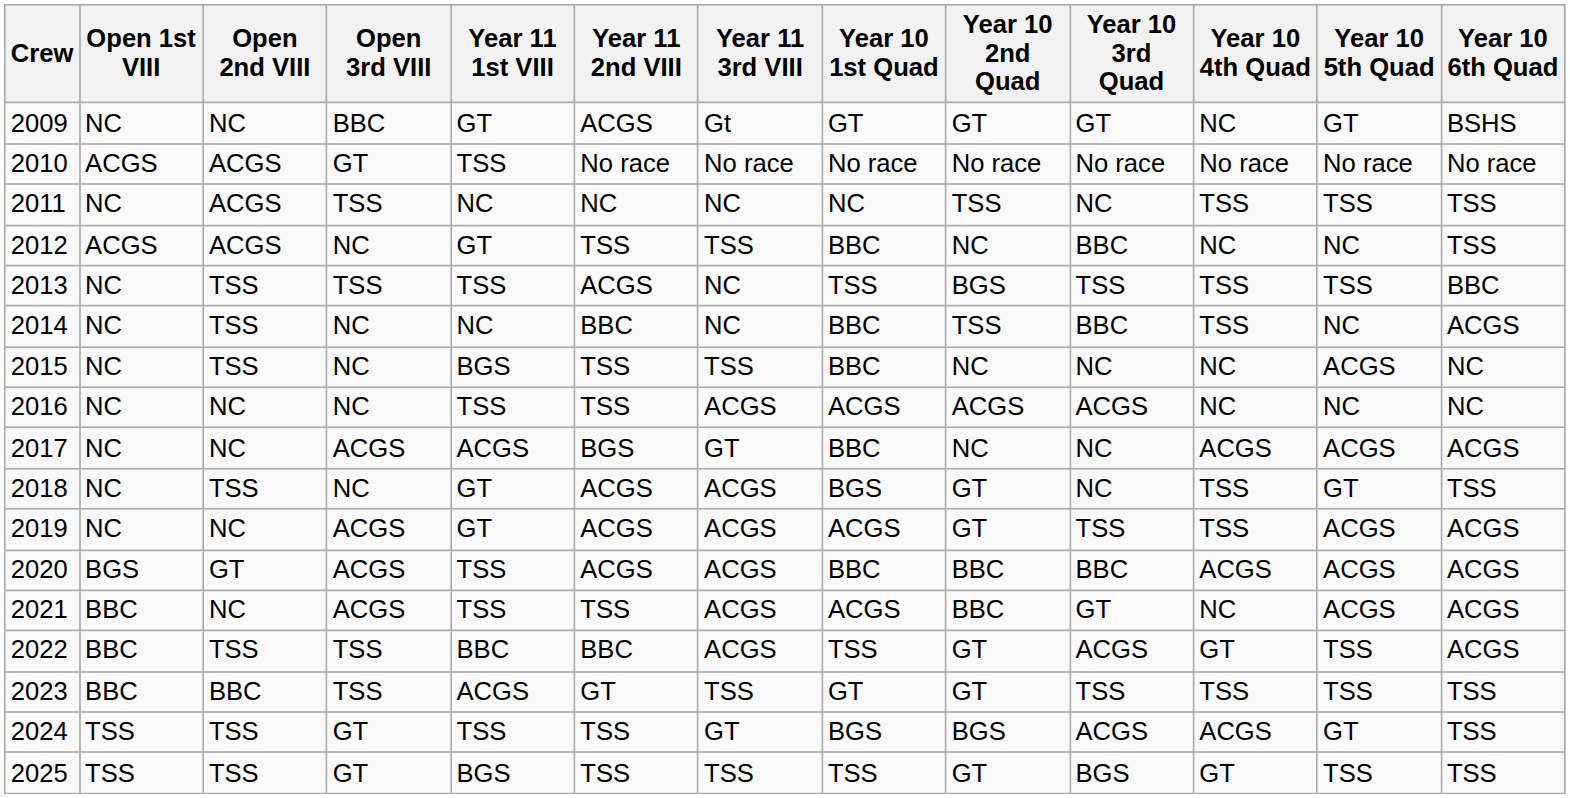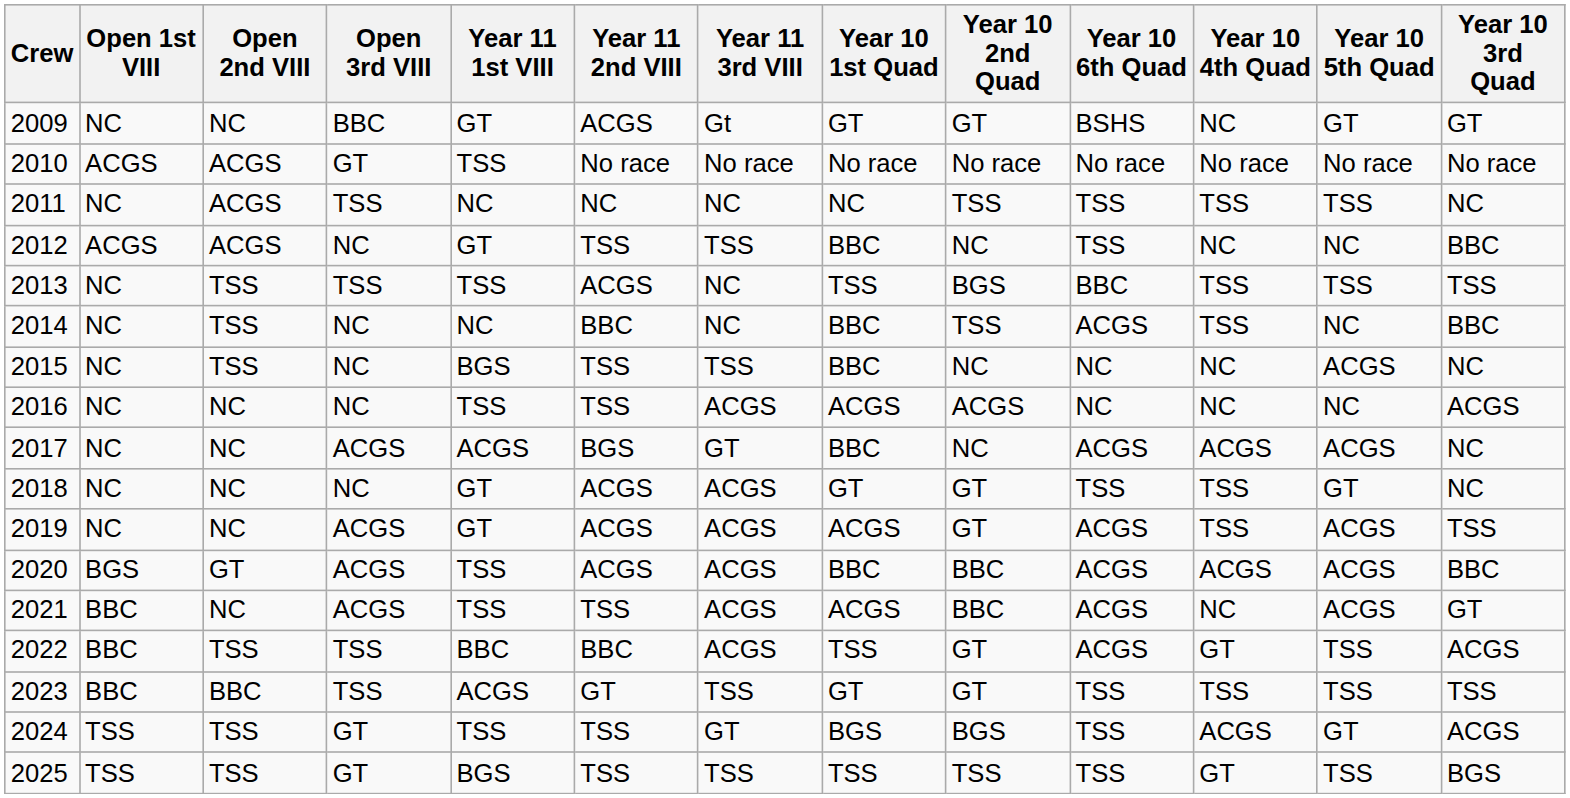columns swapped: (1132, 53) <-> (1503, 53)
(234, 488) TSS -> (227, 488) NC
(855, 488) BGS -> (846, 488) GT
(969, 772) GT -> (977, 772) TSS
